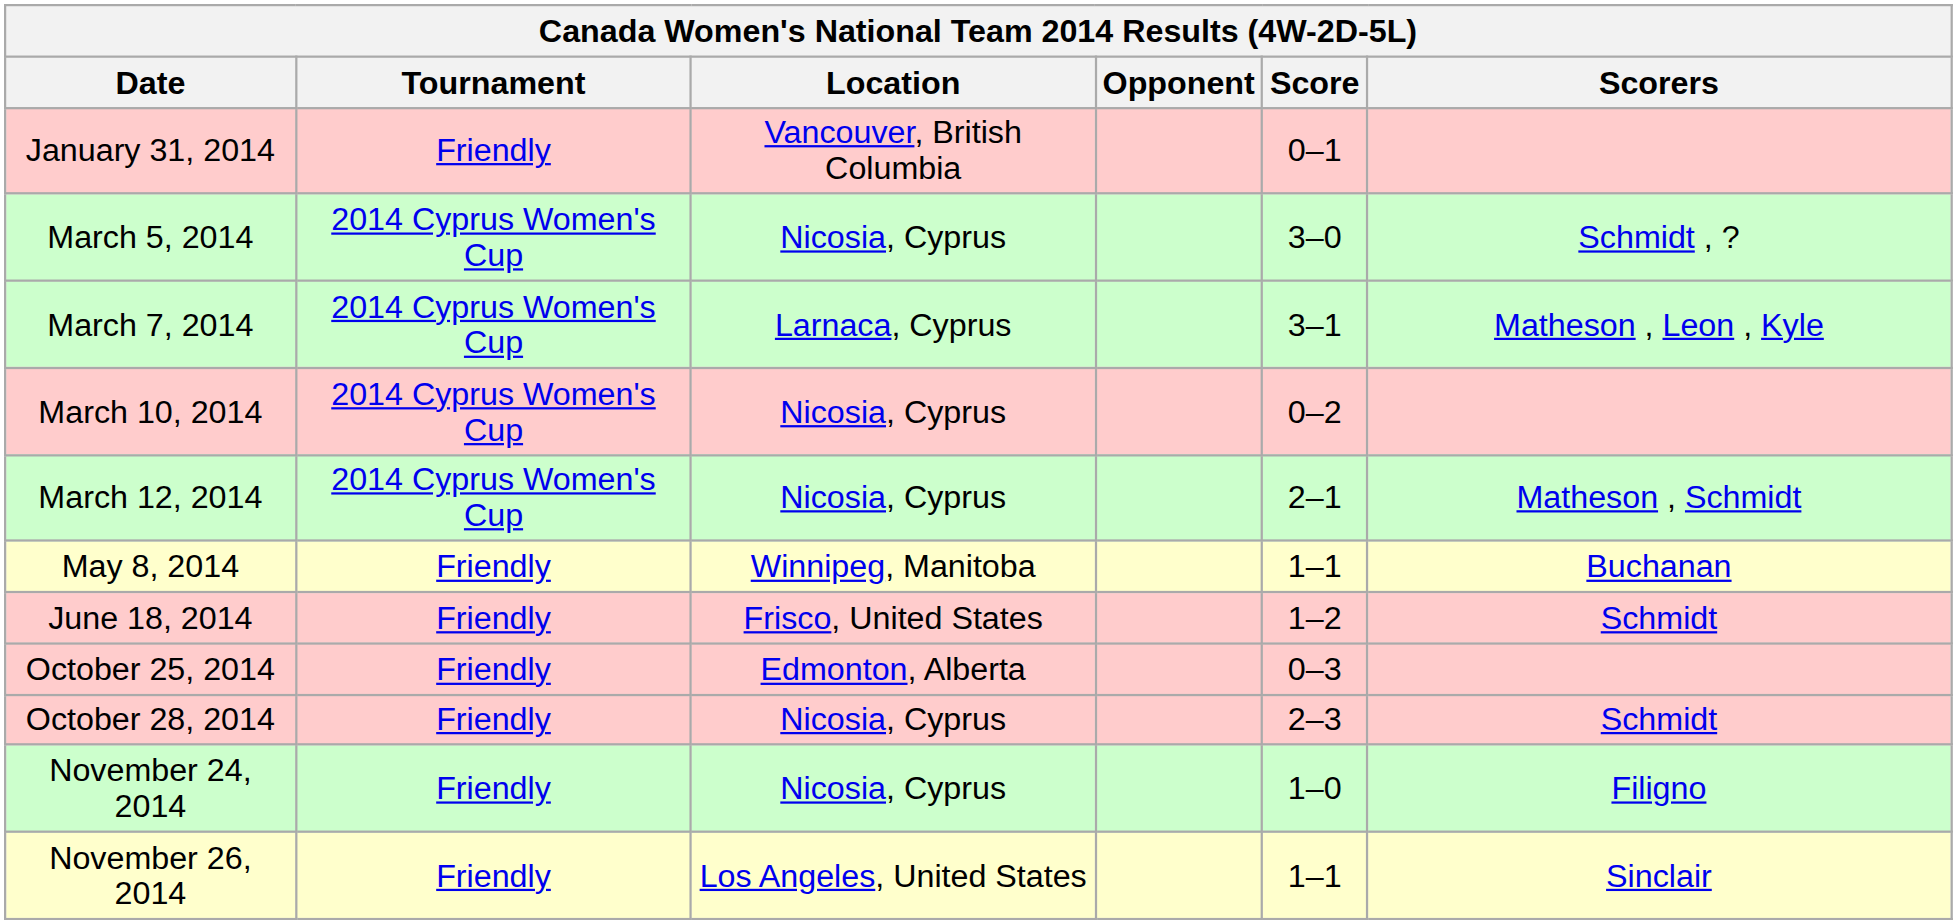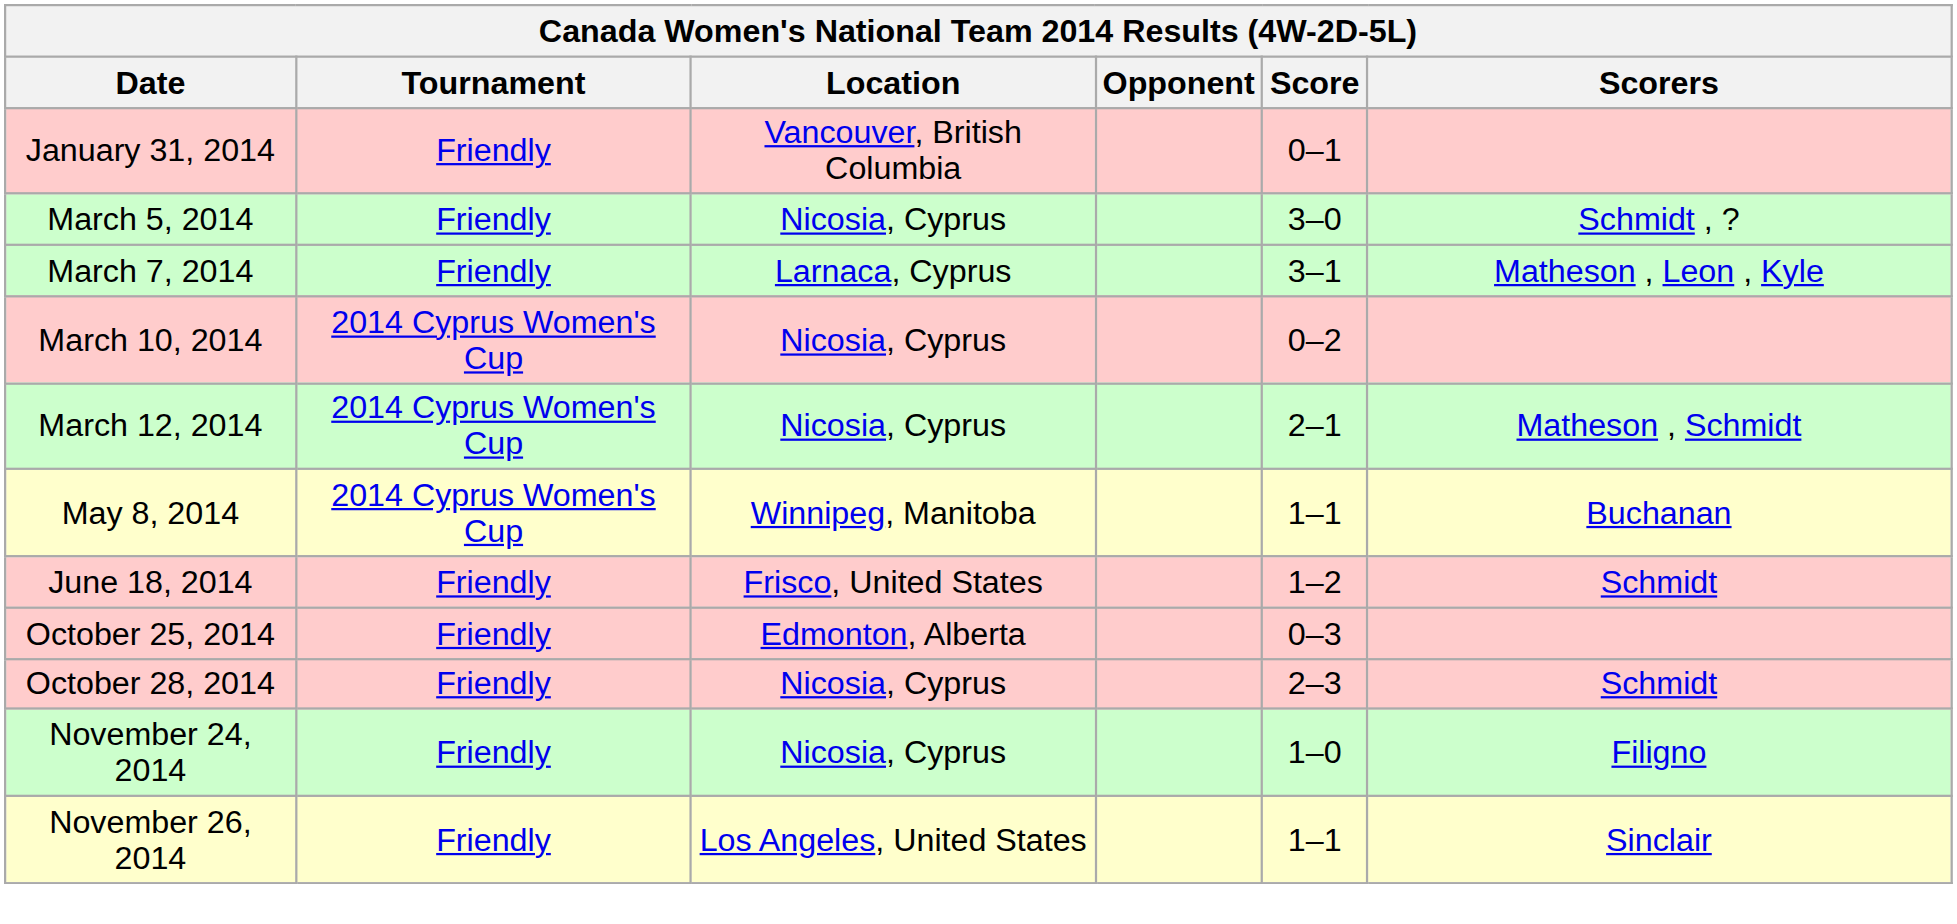(493, 238) 2014 Cyprus Women's Cup -> (494, 220) Friendly
(493, 324) 2014 Cyprus Women's Cup -> (494, 271) Friendly
(494, 567) Friendly -> (493, 513) 2014 Cyprus Women's Cup
